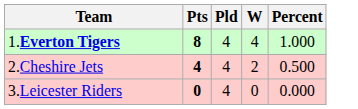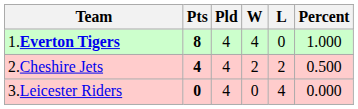+ column: (281, 16)
